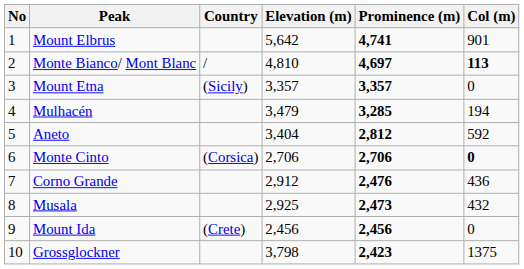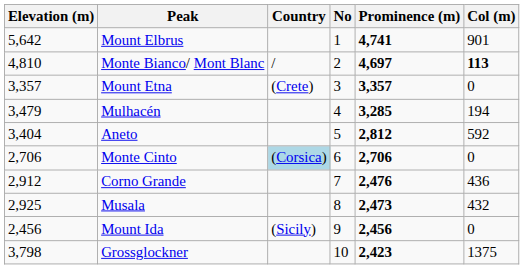columns swapped: (17, 16) <-> (308, 16)
(225, 87) (Sicily) -> (292, 87) (Crete)
(231, 157) no background -> (299, 157) lightblue background
(471, 157) bold -> (471, 157) normal
(224, 228) (Crete) -> (294, 228) (Sicily)
